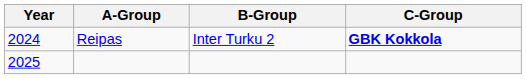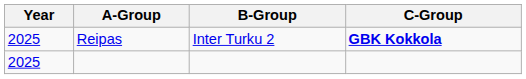(24, 39) 2024 -> (24, 39) 2025
